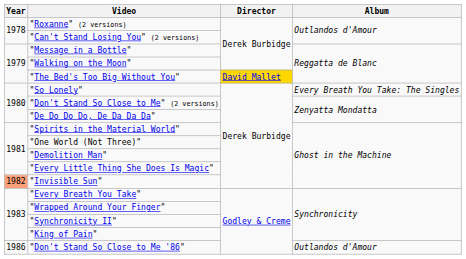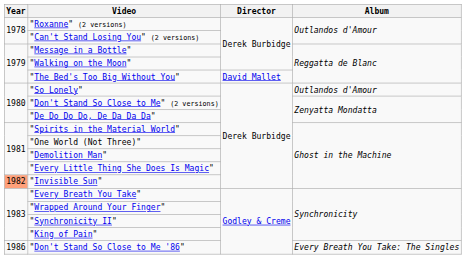(252, 77) gold background -> (252, 77) no background
(377, 90) Every Breath You Take: The Singles -> (336, 90) Outlandos d'Amour
(336, 247) Outlandos d'Amour -> (377, 247) Every Breath You Take: The Singles
